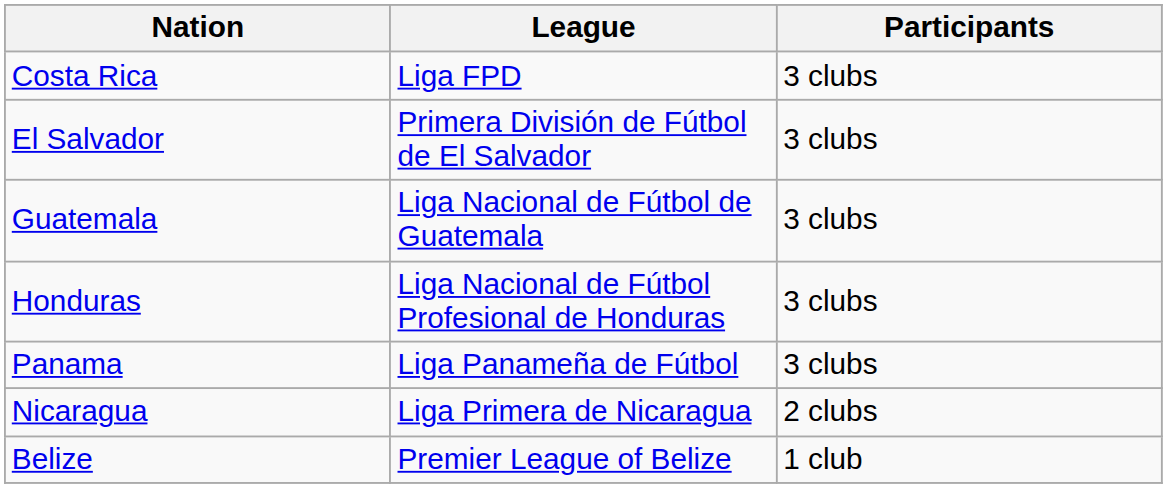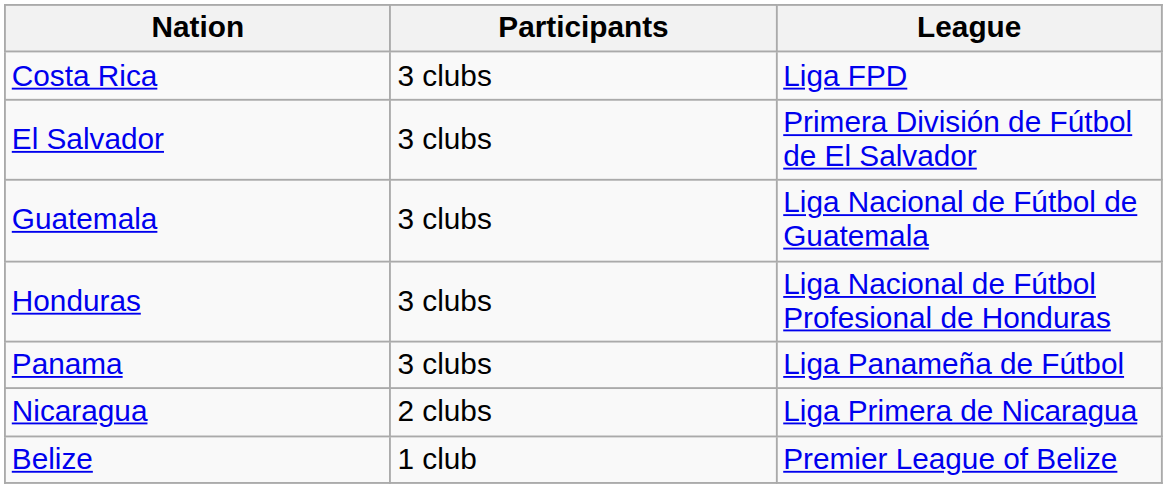columns swapped: (583, 28) <-> (969, 28)
